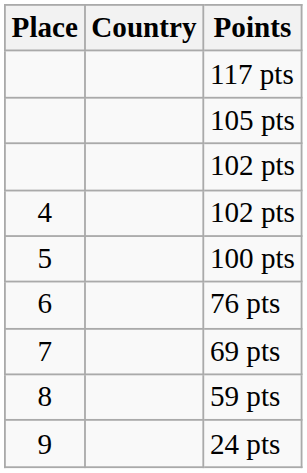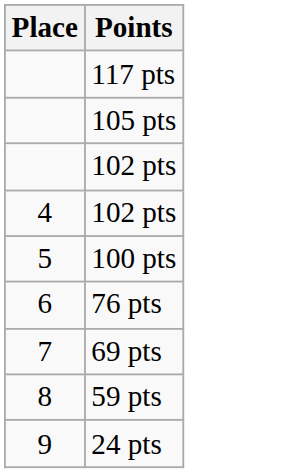- column: (144, 27)
